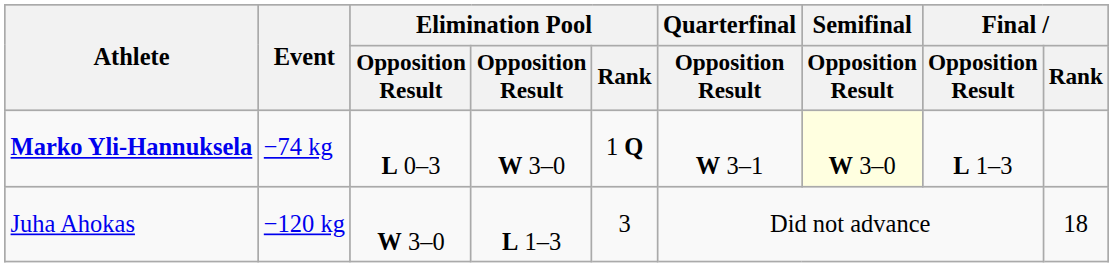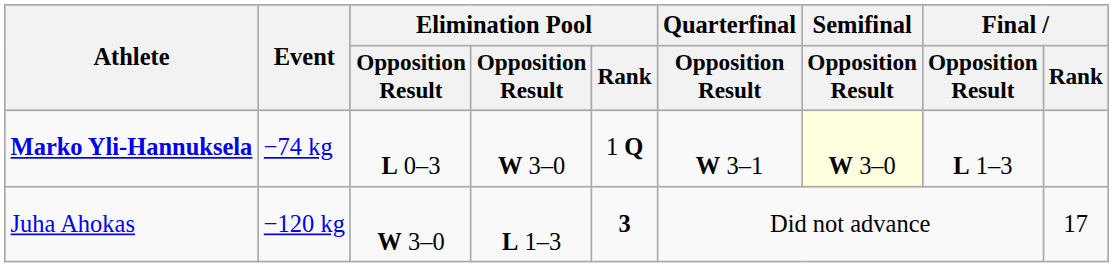(625, 224) normal -> (625, 224) bold
(1076, 224) 18 -> (1076, 224) 17
